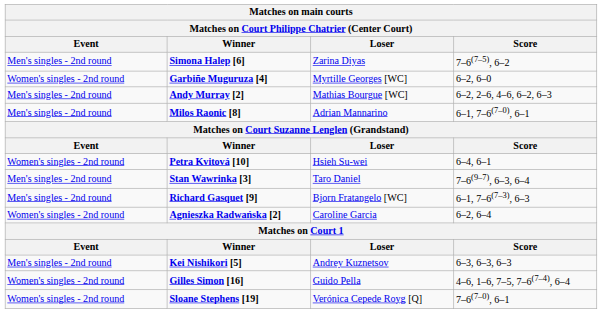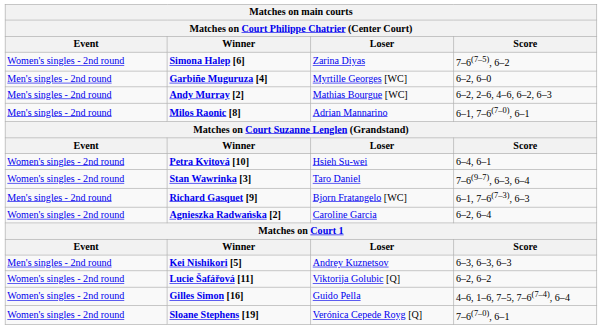(59, 61) Men's singles - 2nd round -> (66, 61) Women's singles - 2nd round
(66, 79) Women's singles - 2nd round -> (59, 79) Men's singles - 2nd round
(59, 179) Men's singles - 2nd round -> (66, 179) Women's singles - 2nd round
+ row: (211, 279)
